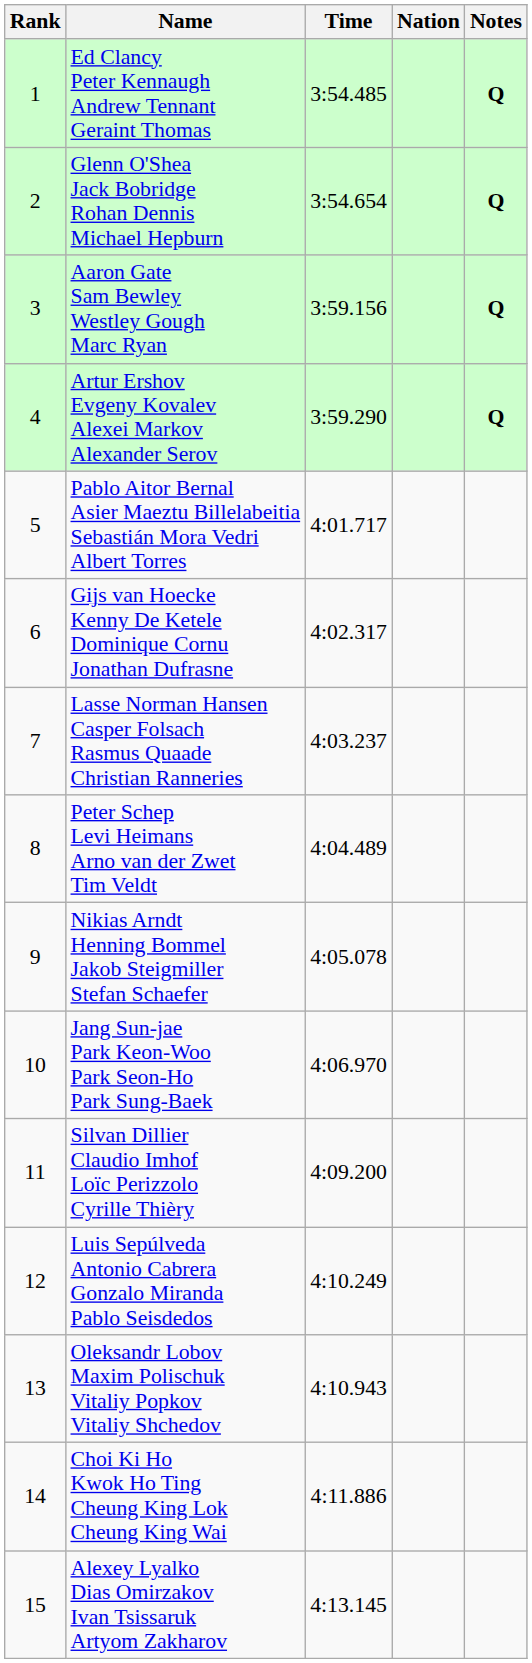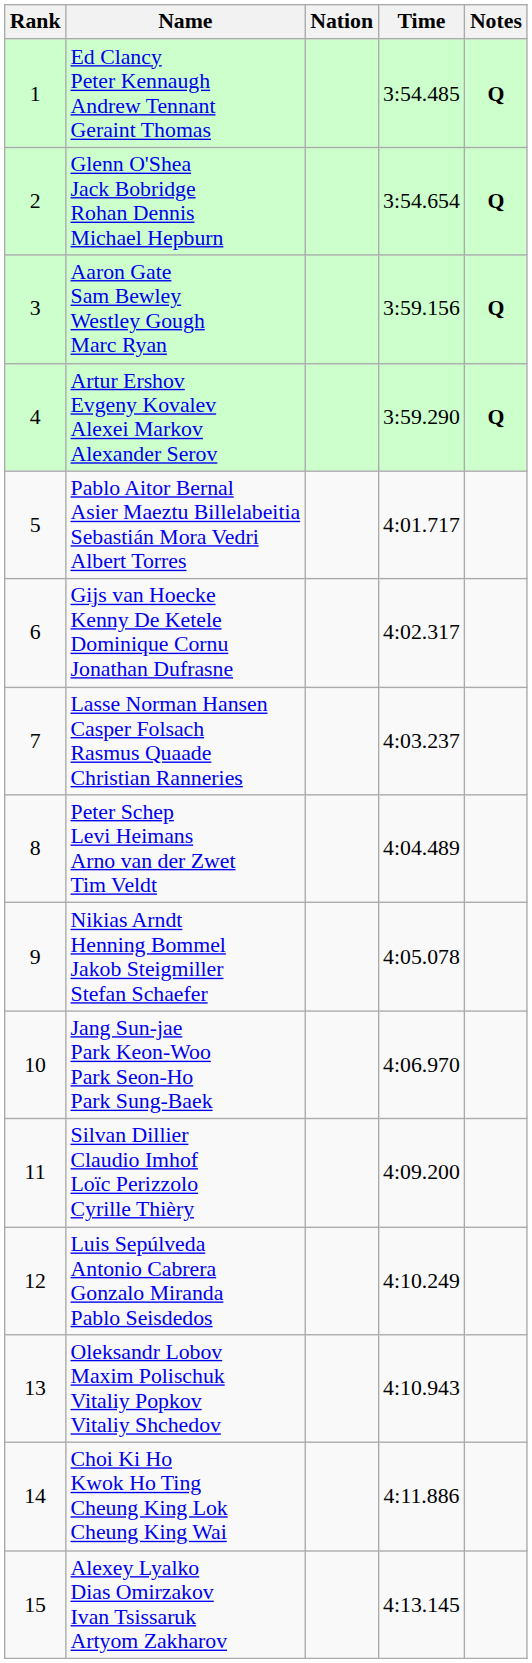columns swapped: (428, 21) <-> (349, 21)
